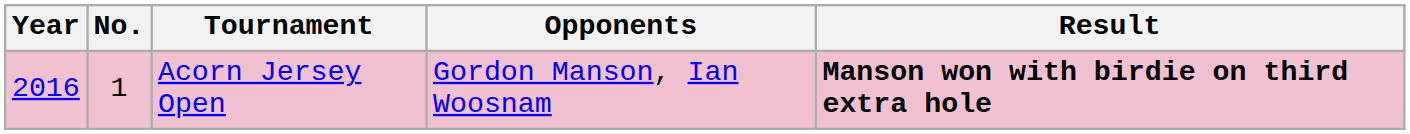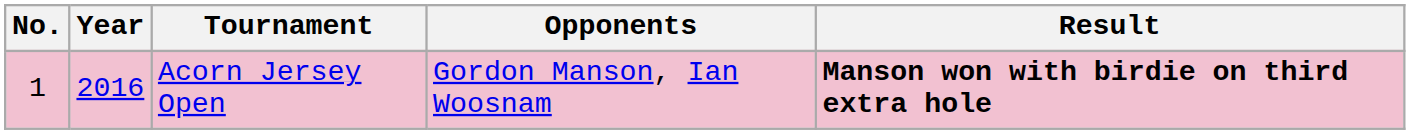columns swapped: (119, 28) <-> (46, 28)
